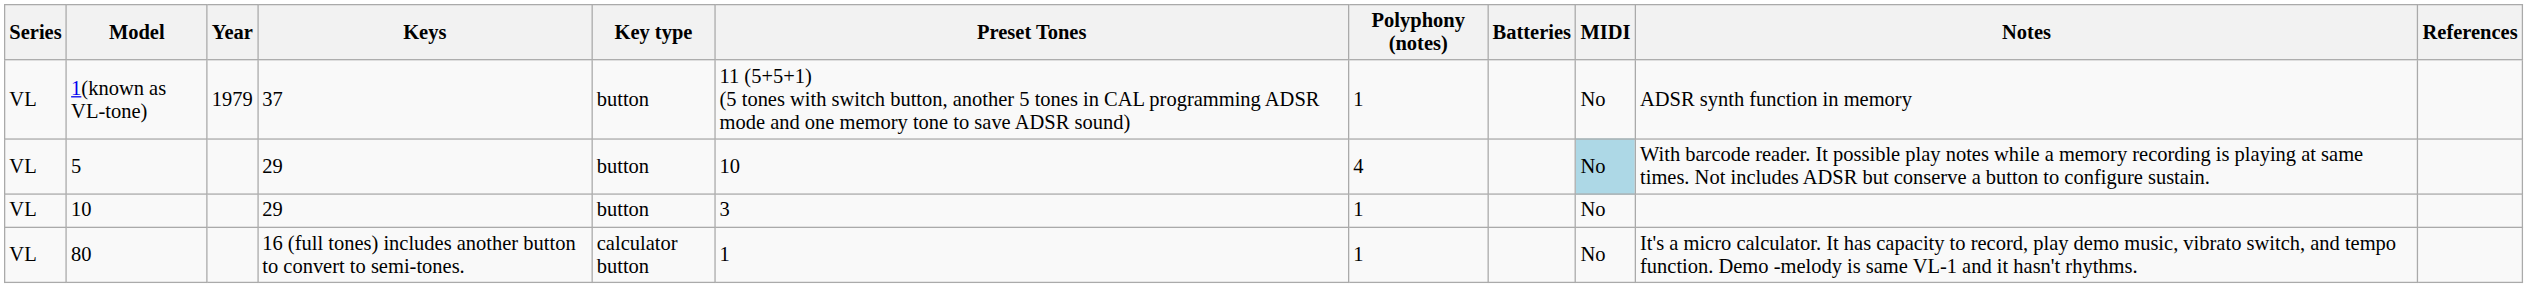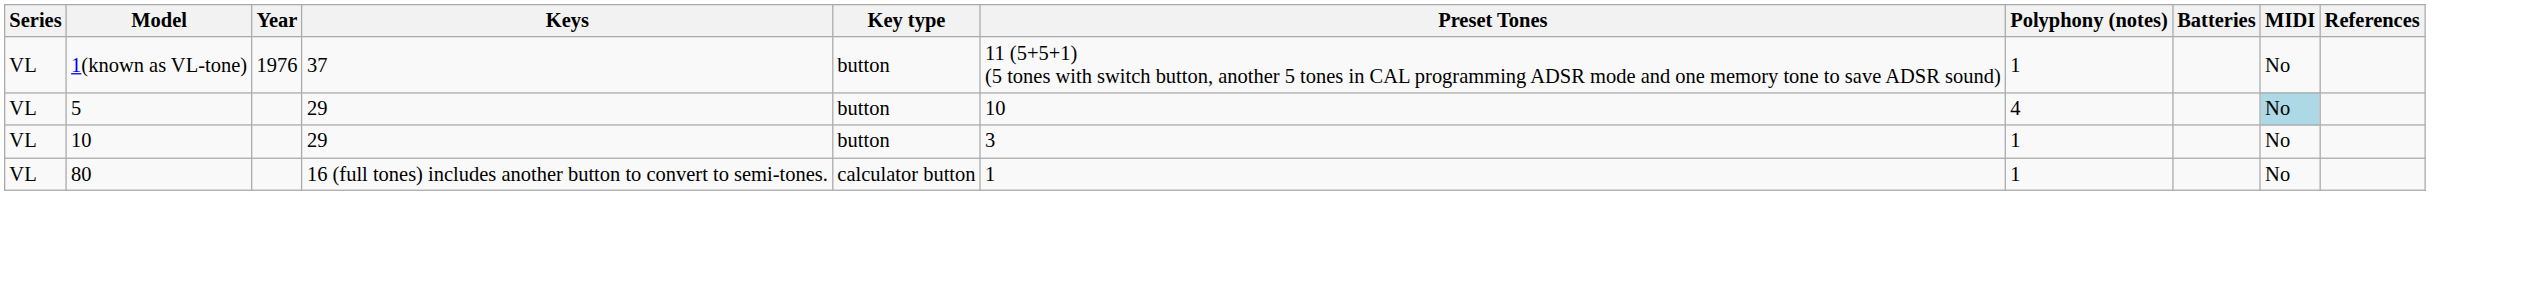- column: (2027, 32)
(232, 99) 1979 -> (277, 64) 1976
